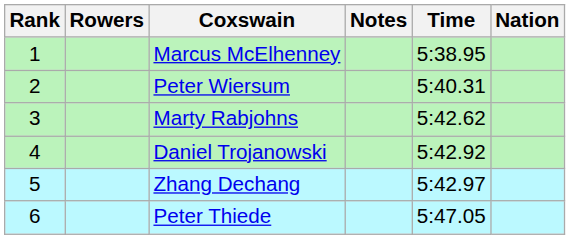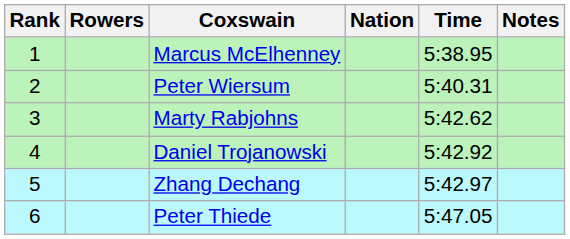columns swapped: (527, 20) <-> (379, 20)
